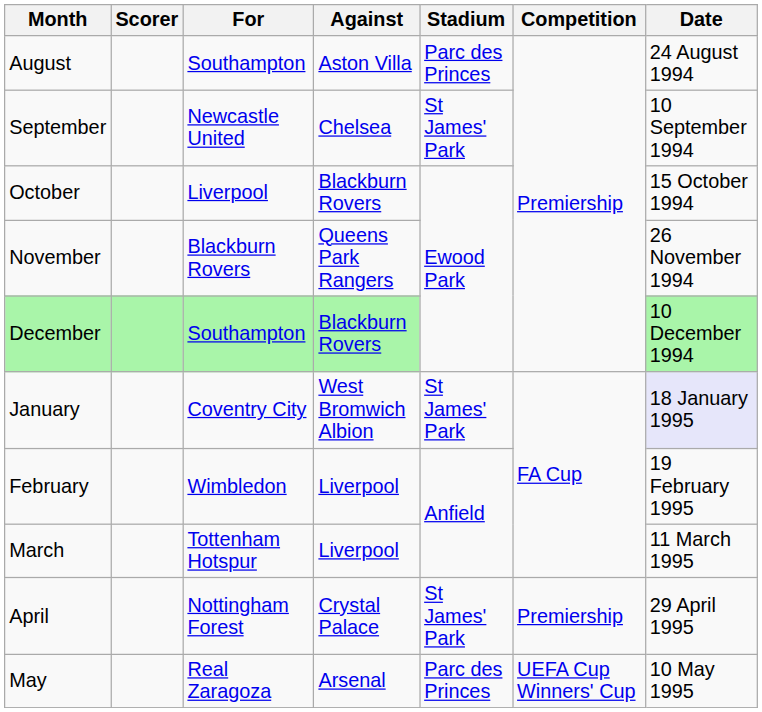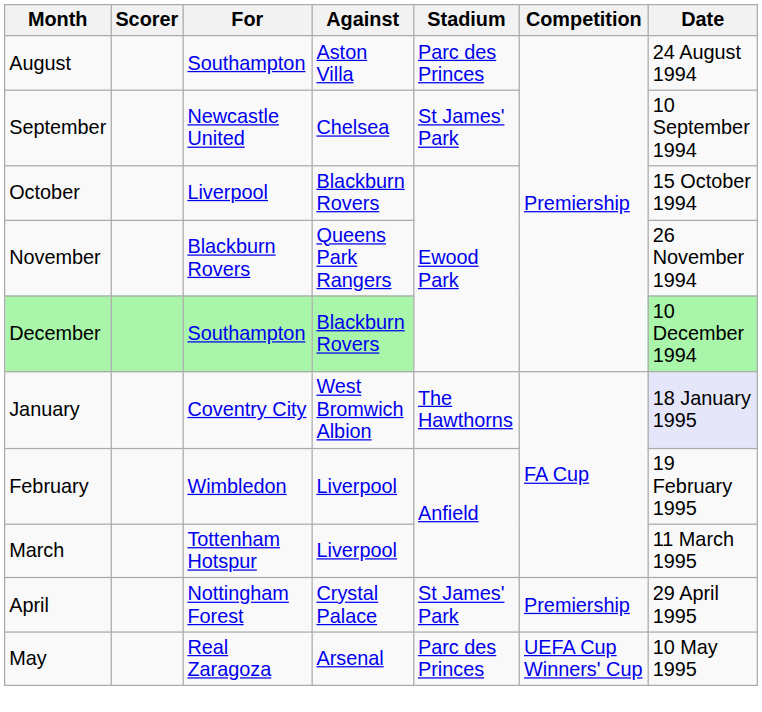(455, 409) St James' Park -> (465, 409) The Hawthorns
